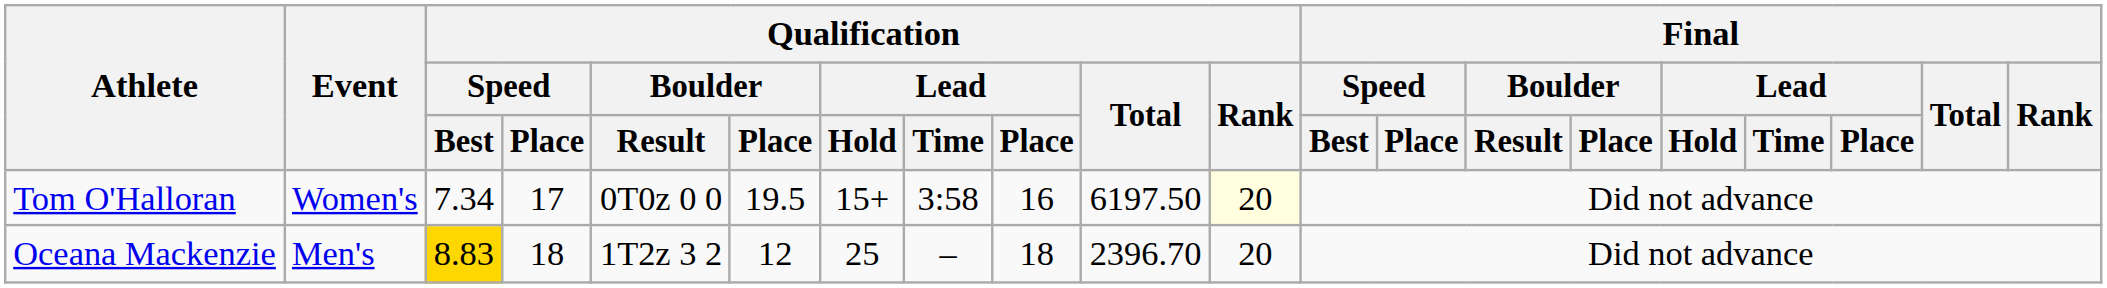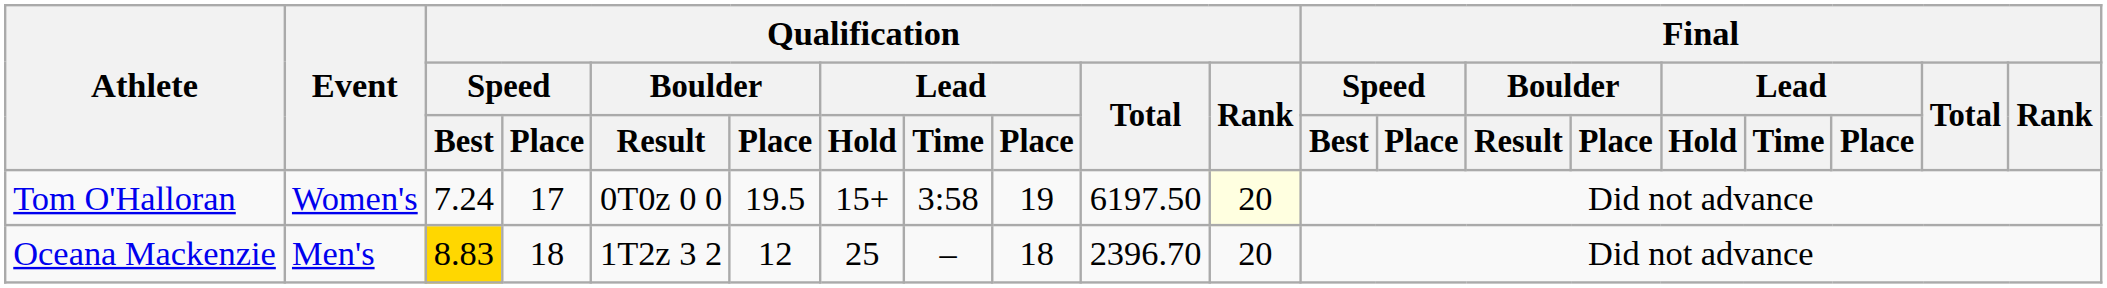(464, 197) 7.34 -> (464, 197) 7.24
(1037, 197) 16 -> (1037, 197) 19
